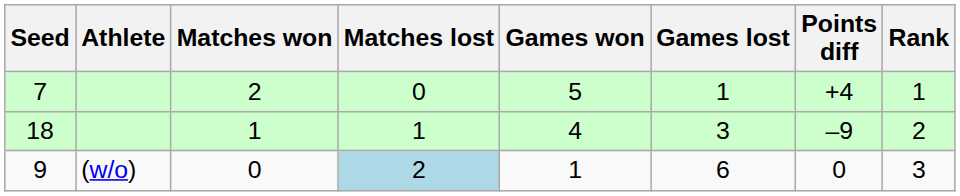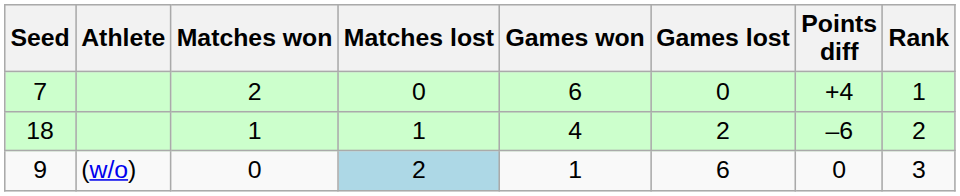(575, 91) 5 -> (575, 91) 6
(723, 91) 1 -> (723, 91) 0
(723, 130) 3 -> (723, 130) 2
(839, 130) –9 -> (839, 130) –6
